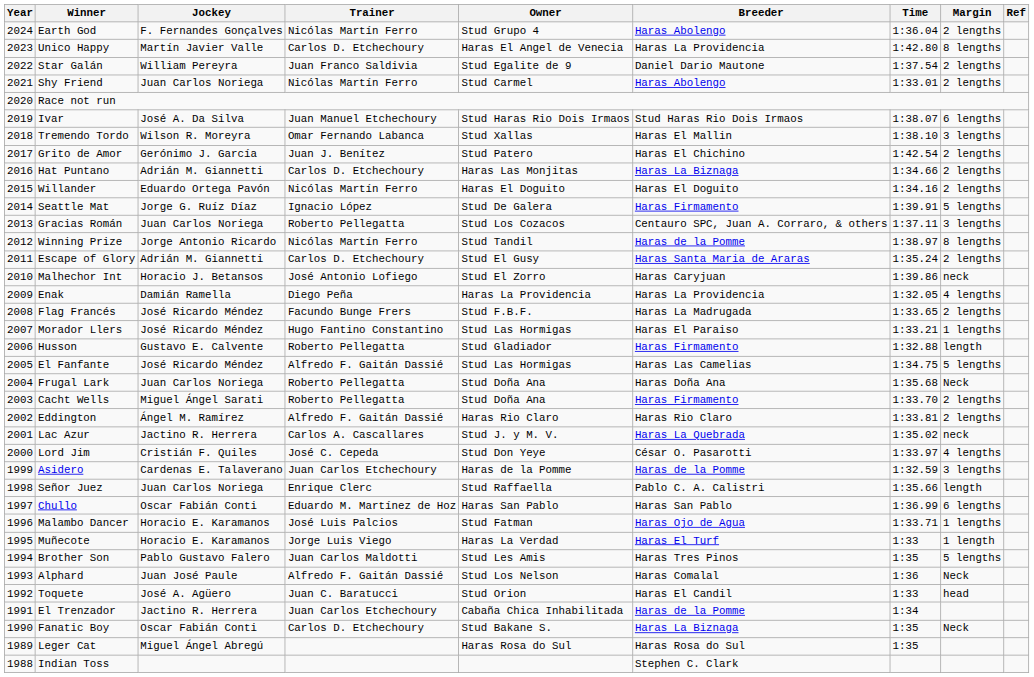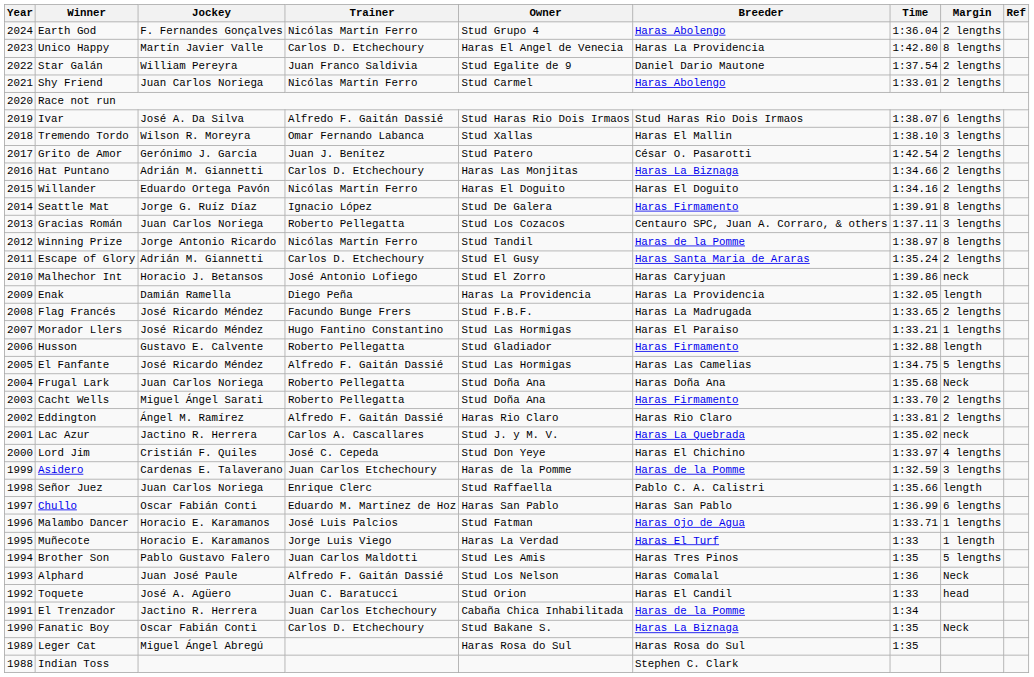(362, 119) Juan Manuel Etchechoury -> (366, 119) Alfredo F. Gaitán Dassié
(690, 154) Haras El Chichino -> (693, 154) César O. Pasarotti
(972, 207) 5 lengths -> (972, 207) 8 lengths
(972, 295) 4 lengths -> (962, 295) length
(693, 453) César O. Pasarotti -> (690, 453) Haras El Chichino
